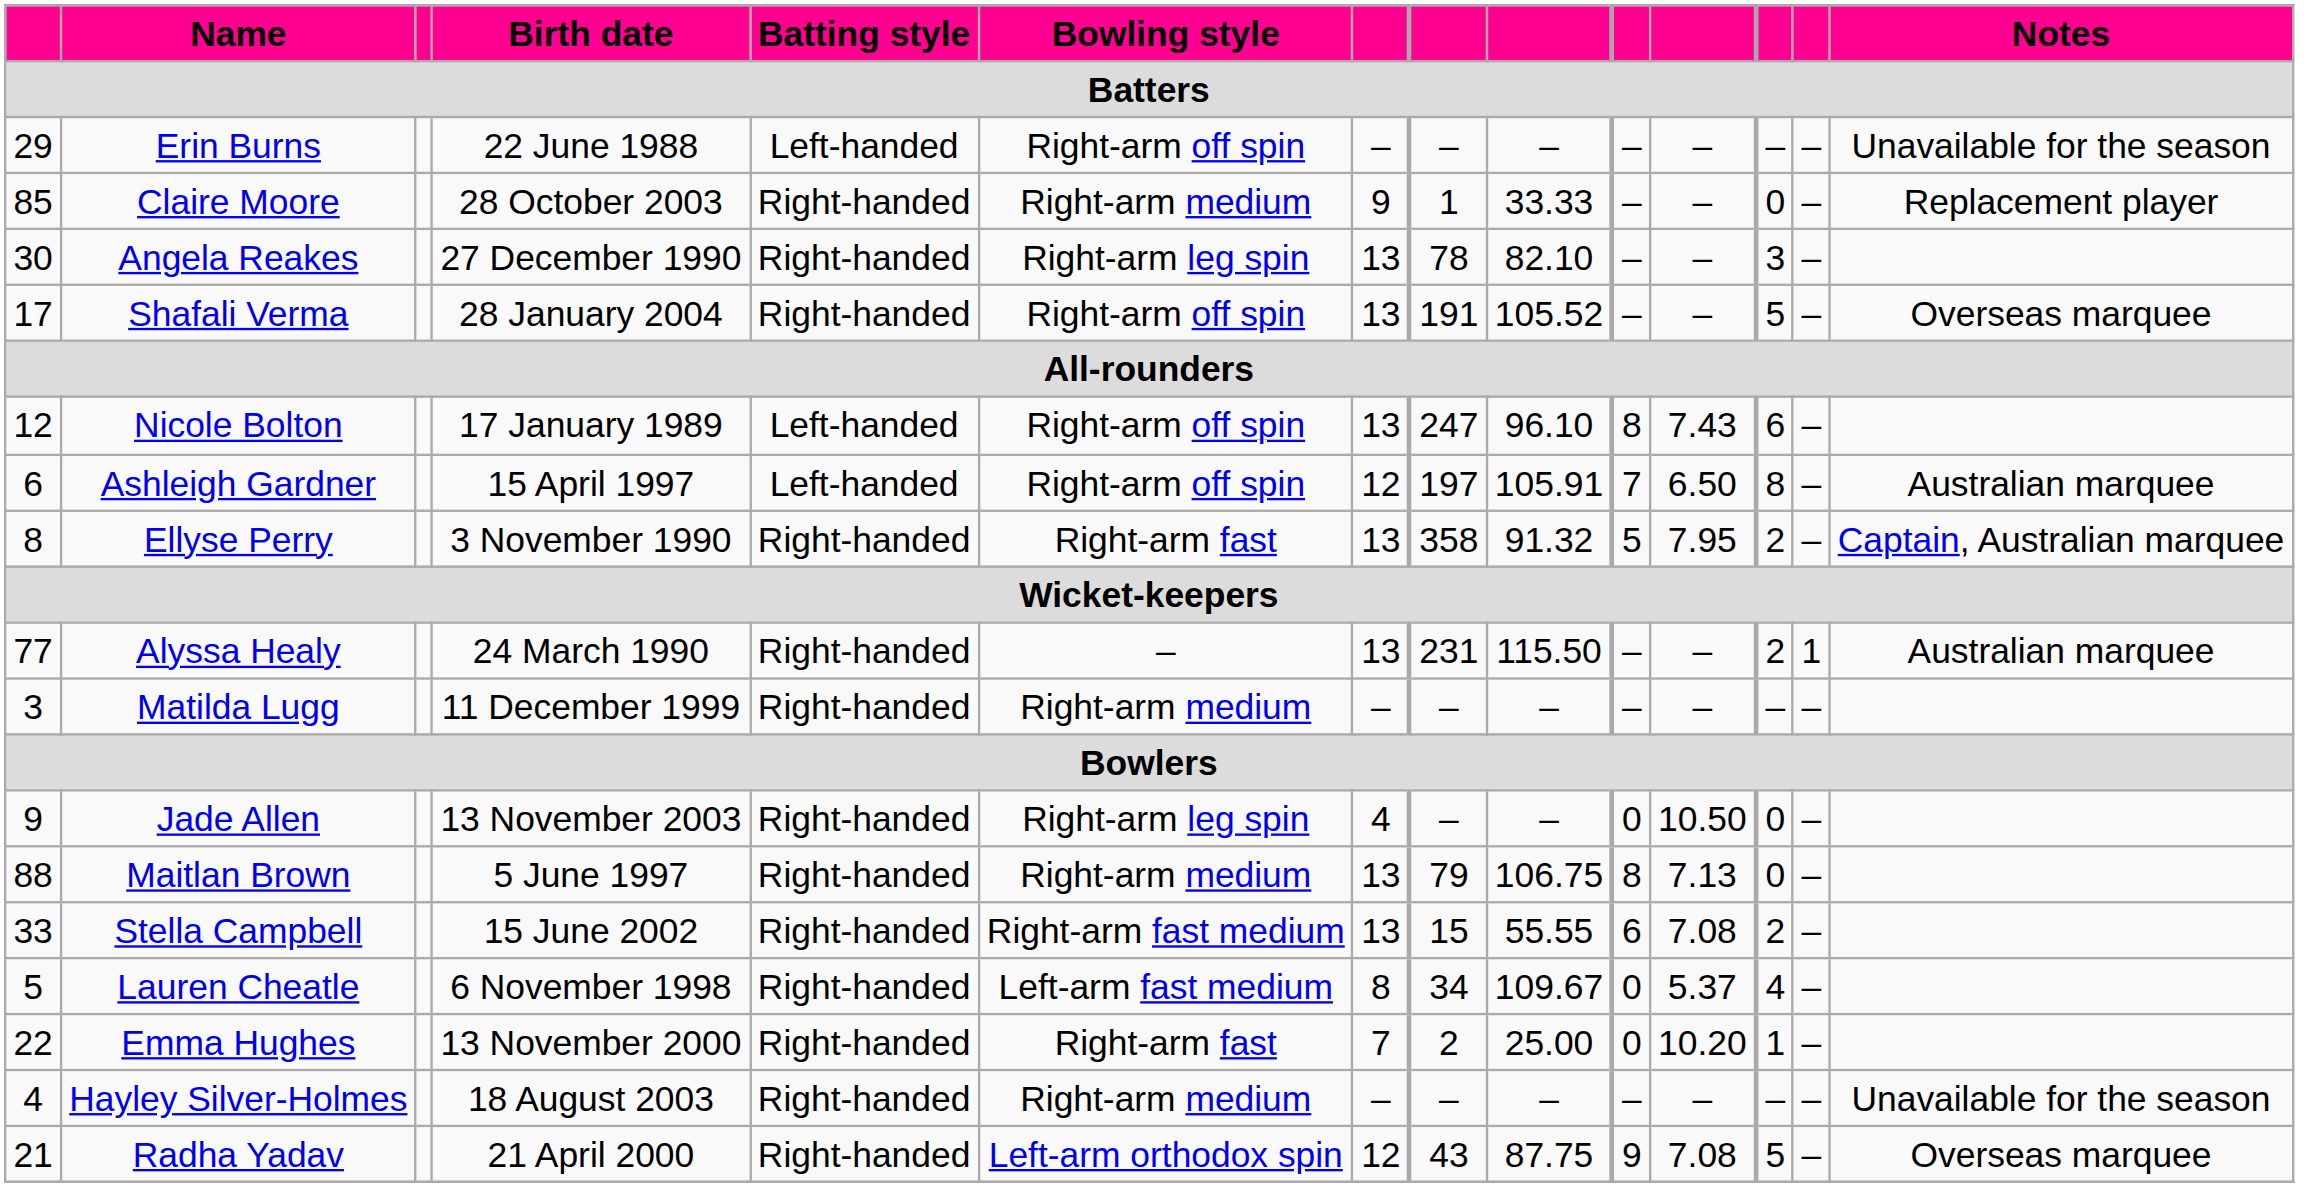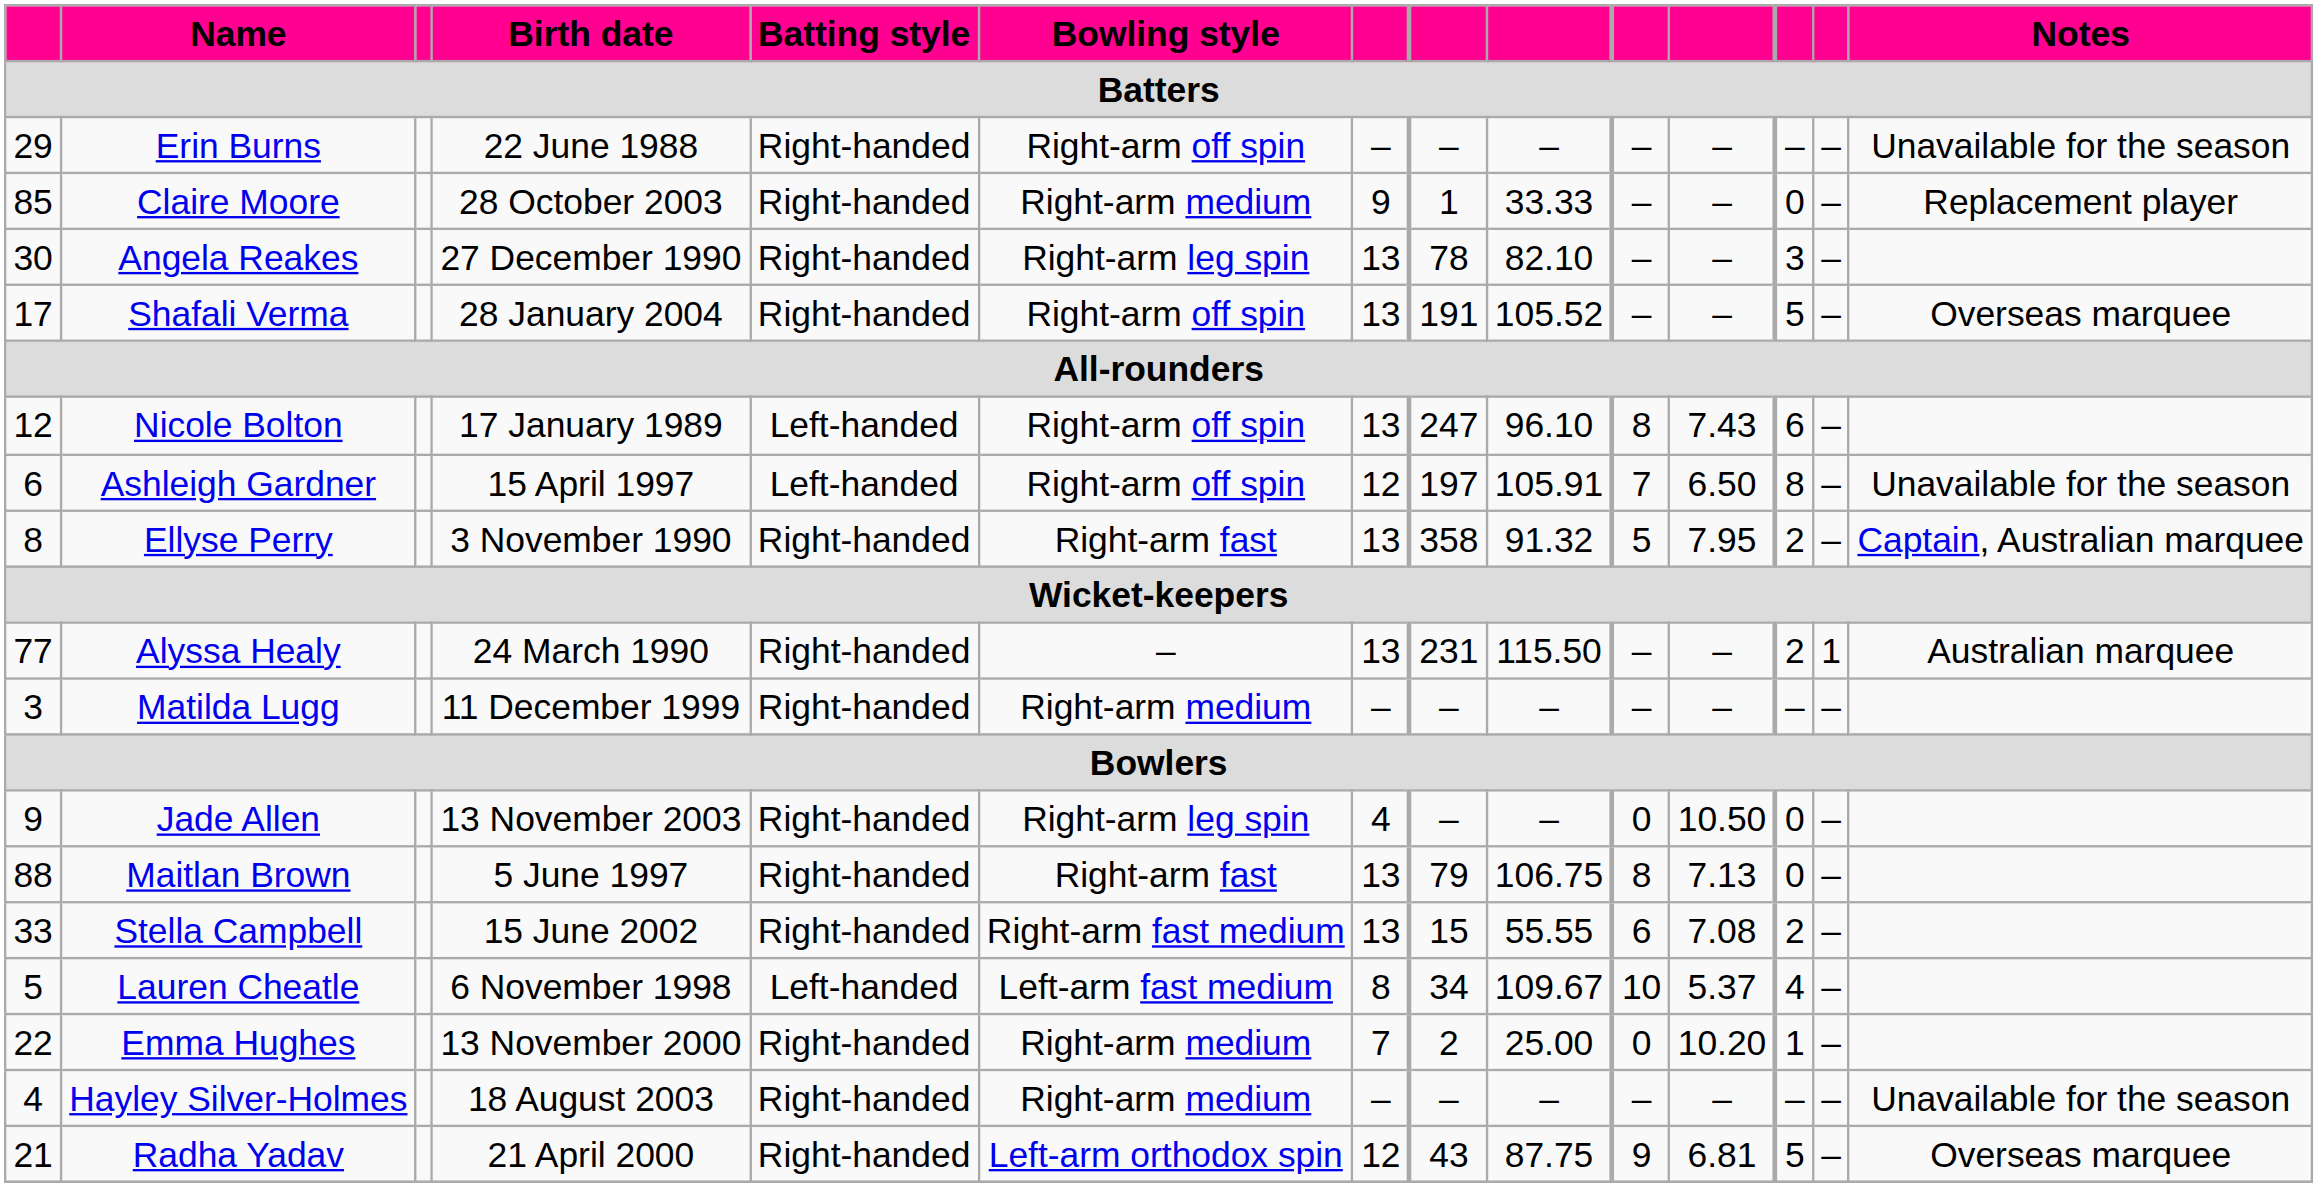(864, 146) Left-handed -> (864, 146) Right-handed
(2061, 482) Australian marquee -> (2081, 482) Unavailable for the season
(1166, 874) Right-arm medium -> (1166, 874) Right-arm fast
(864, 987) Right-handed -> (864, 987) Left-handed
(1632, 987) 0 -> (1642, 987) 10
(1166, 1043) Right-arm fast -> (1166, 1043) Right-arm medium
(1702, 1155) 7.08 -> (1722, 1155) 6.81
